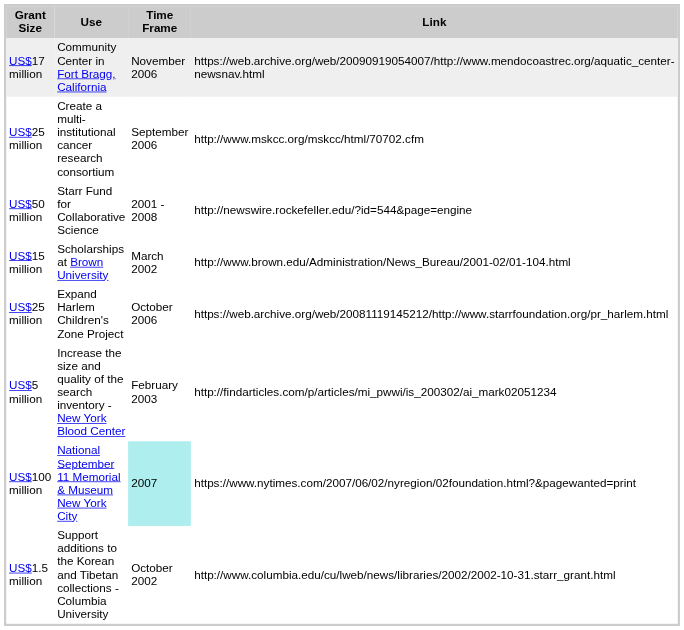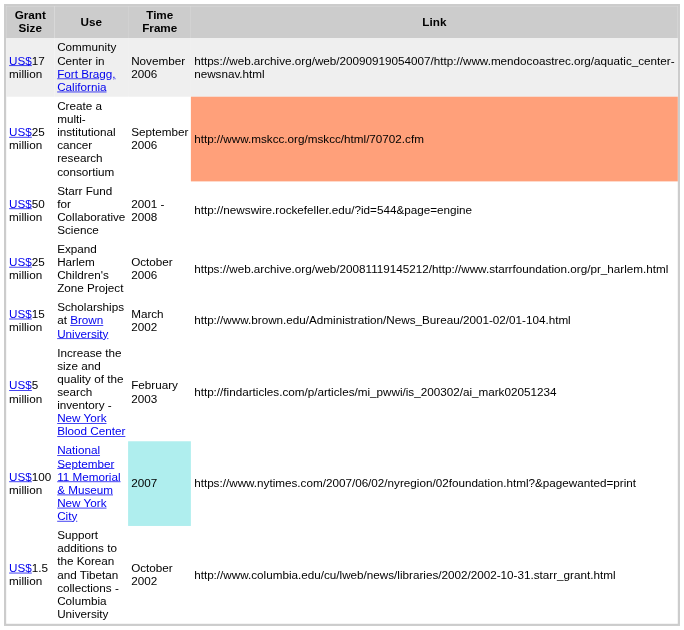(309, 139) no background -> (309, 139) lightsalmon background
rows swapped: (90, 314) <-> (91, 262)
